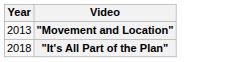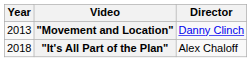+ column: (211, 13)
